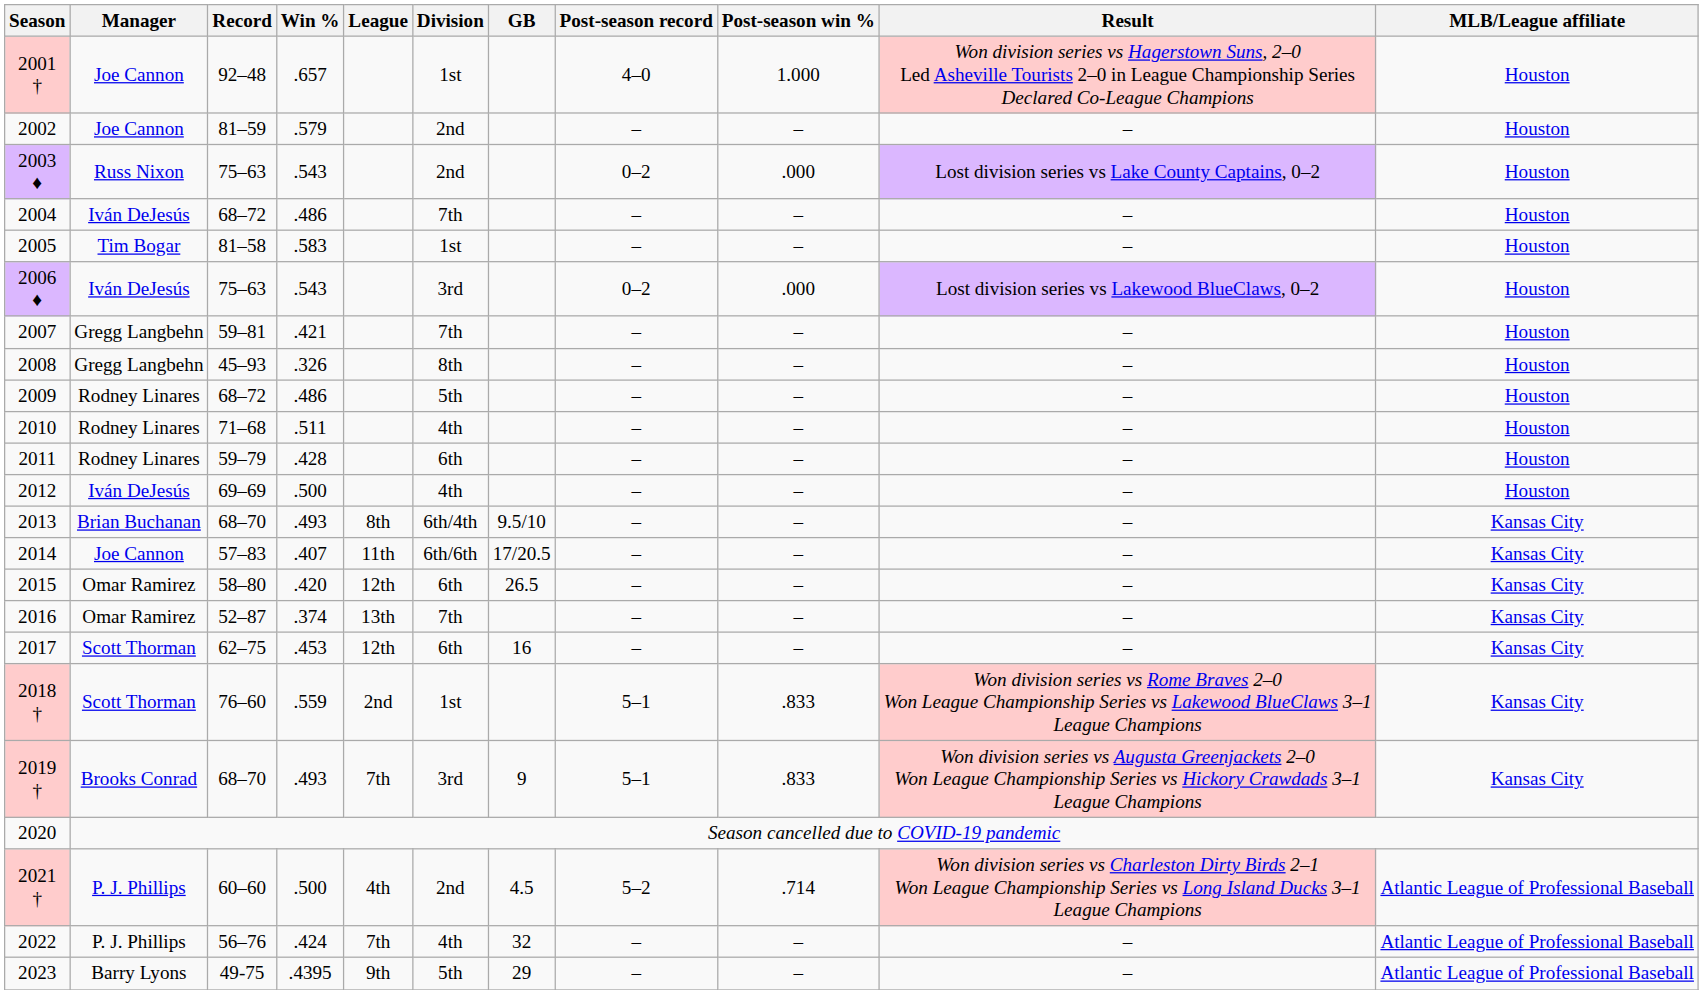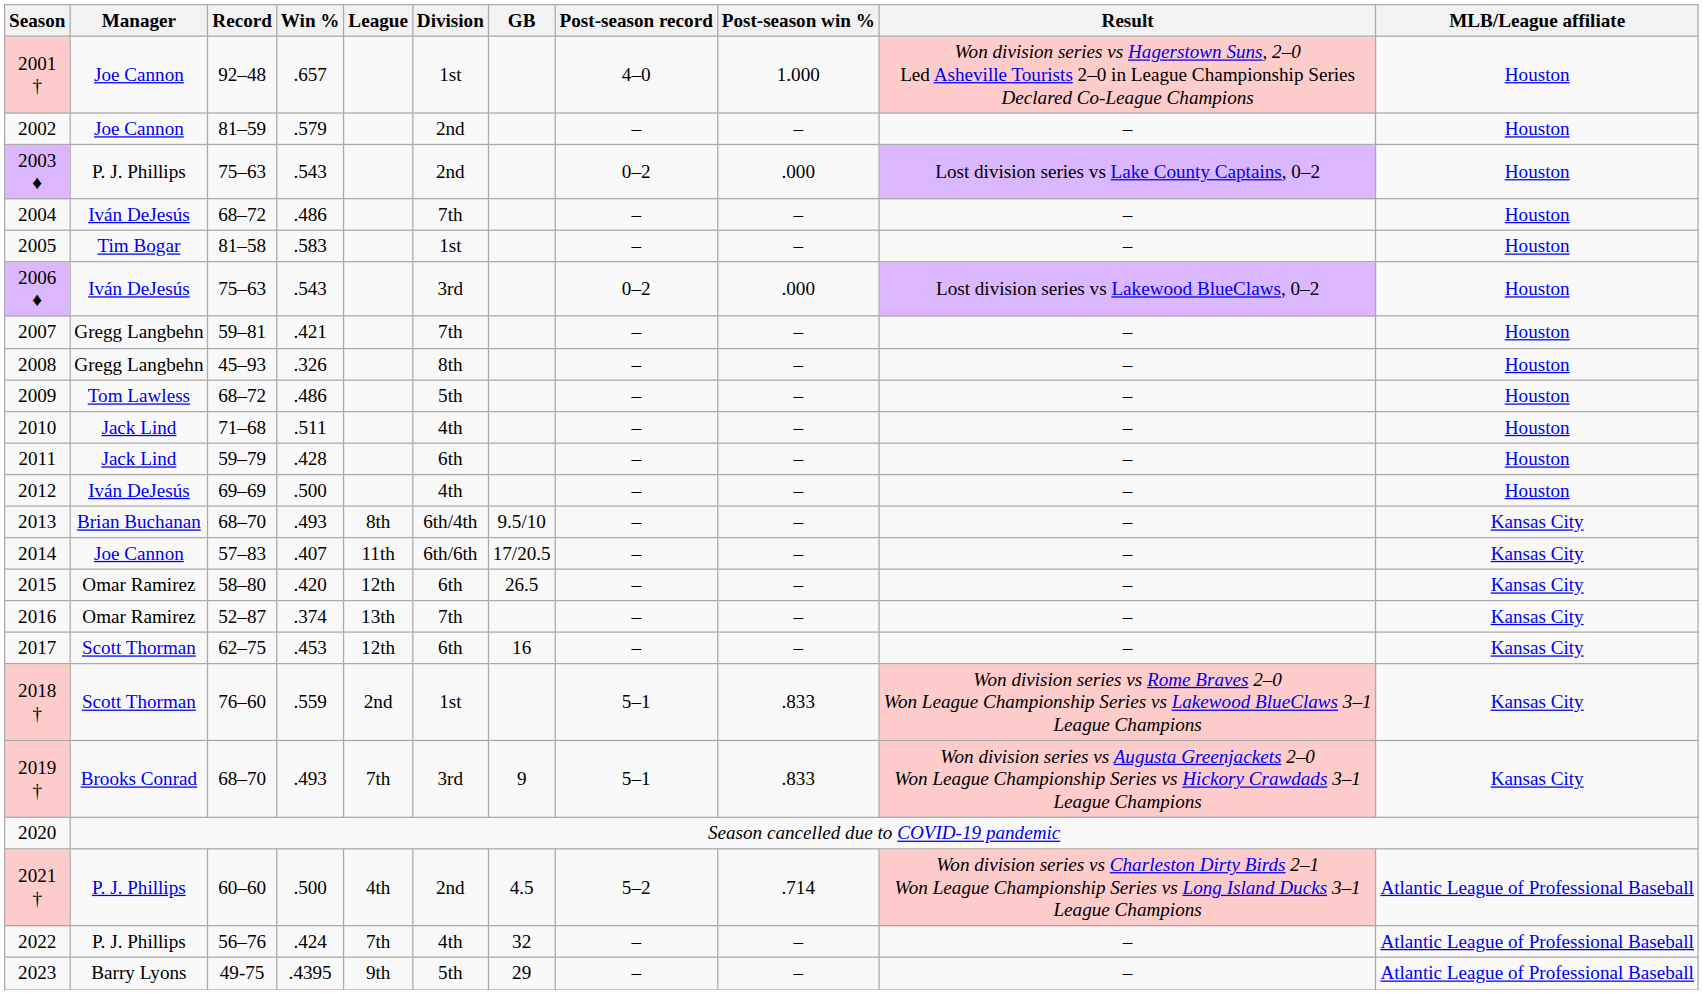(139, 171) Russ Nixon -> (139, 171) P. J. Phillips
(139, 395) Rodney Linares -> (139, 395) Tom Lawless
(139, 426) Rodney Linares -> (139, 426) Jack Lind
(139, 458) Rodney Linares -> (139, 458) Jack Lind
